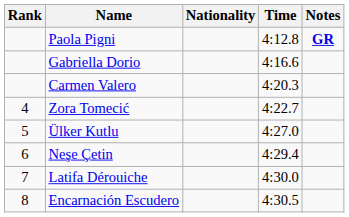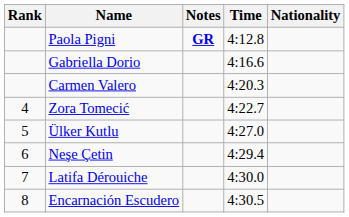columns swapped: (221, 16) <-> (323, 16)
